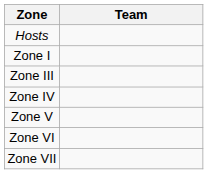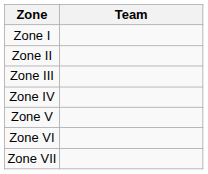- row: (32, 35)
+ row: (32, 55)
